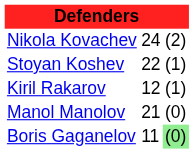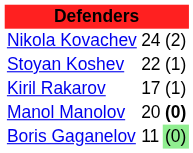(151, 88) 12 -> (151, 88) 17
(151, 112) 21 -> (151, 112) 20
(176, 112) normal -> (176, 112) bold
